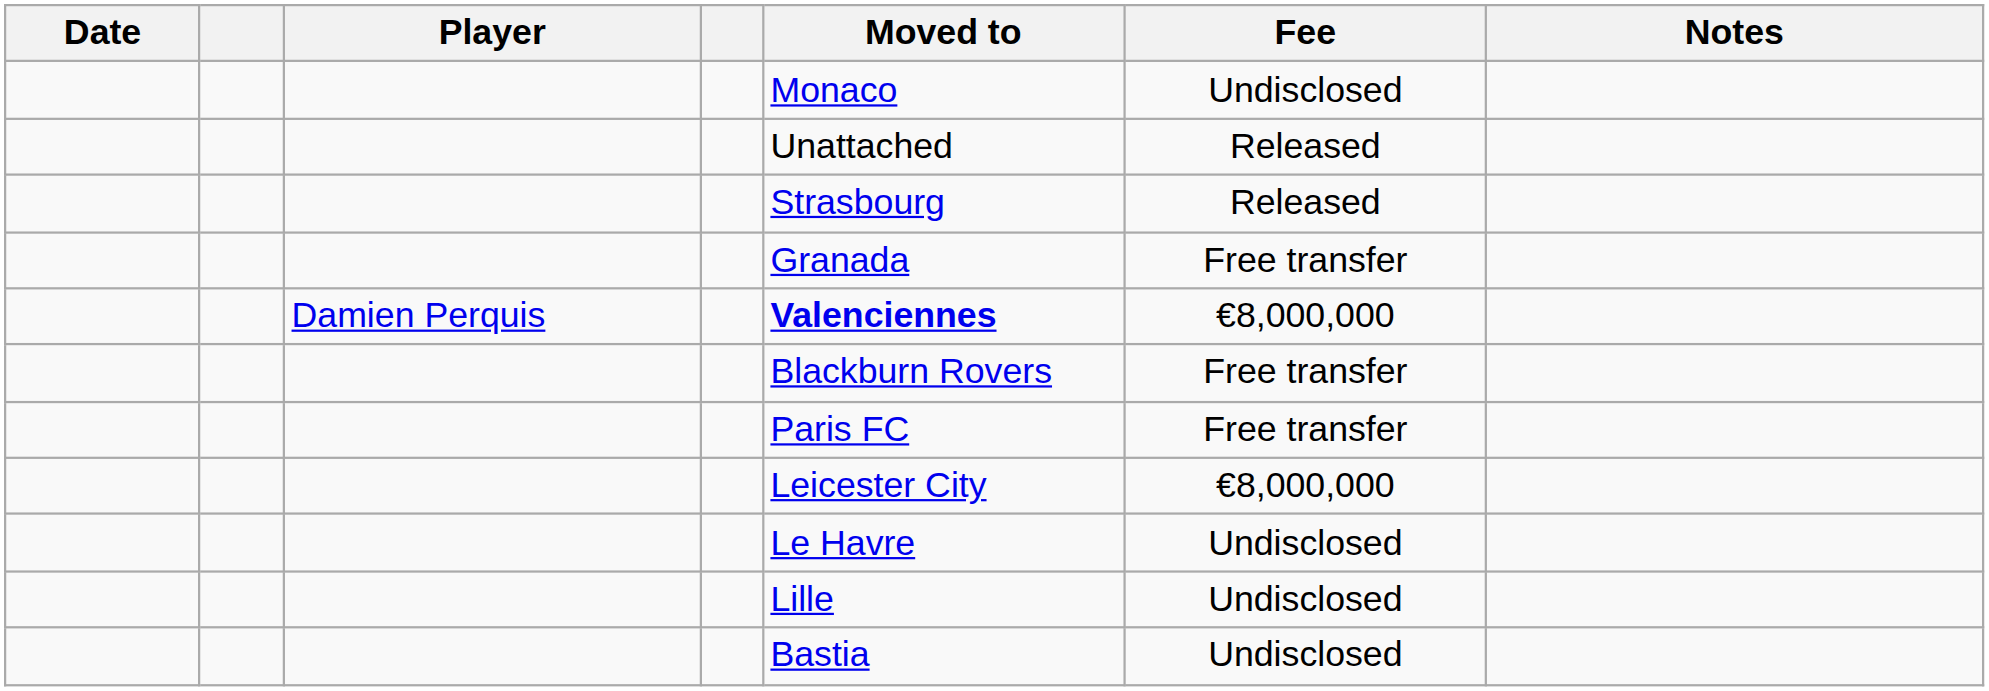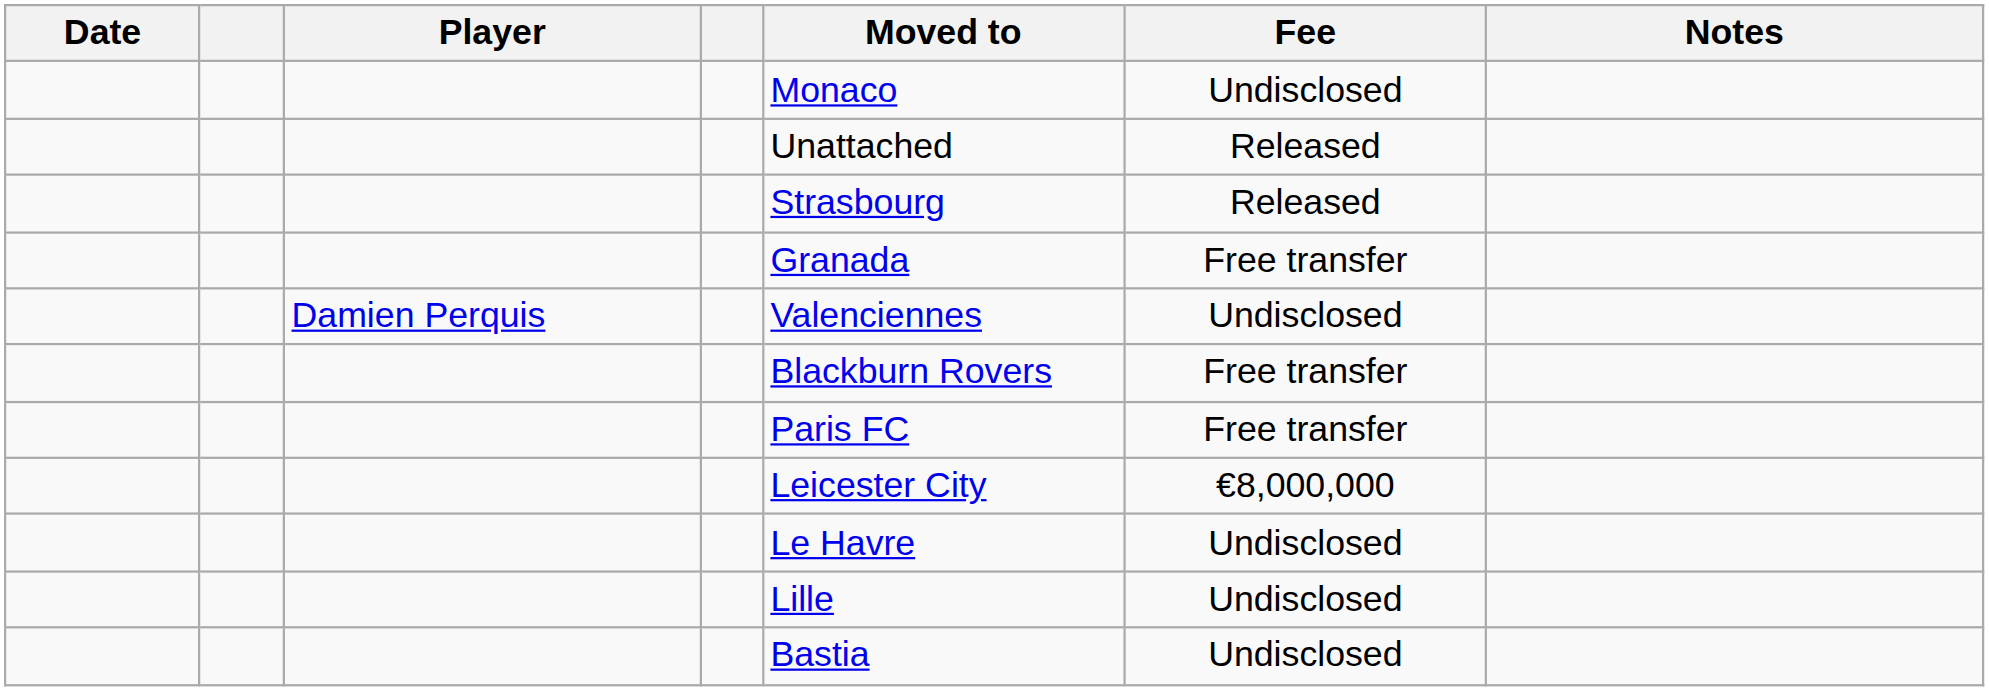(883, 315) bold -> (876, 315) normal
(1305, 315) €8,000,000 -> (1305, 315) Undisclosed
